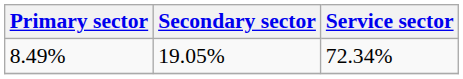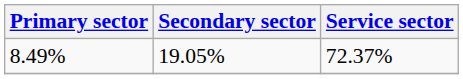(359, 55) 72.34% -> (359, 55) 72.37%
